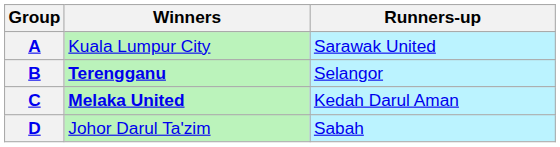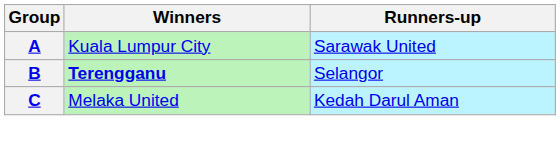(126, 100) bold -> (124, 100) normal
- row: (34, 127)
